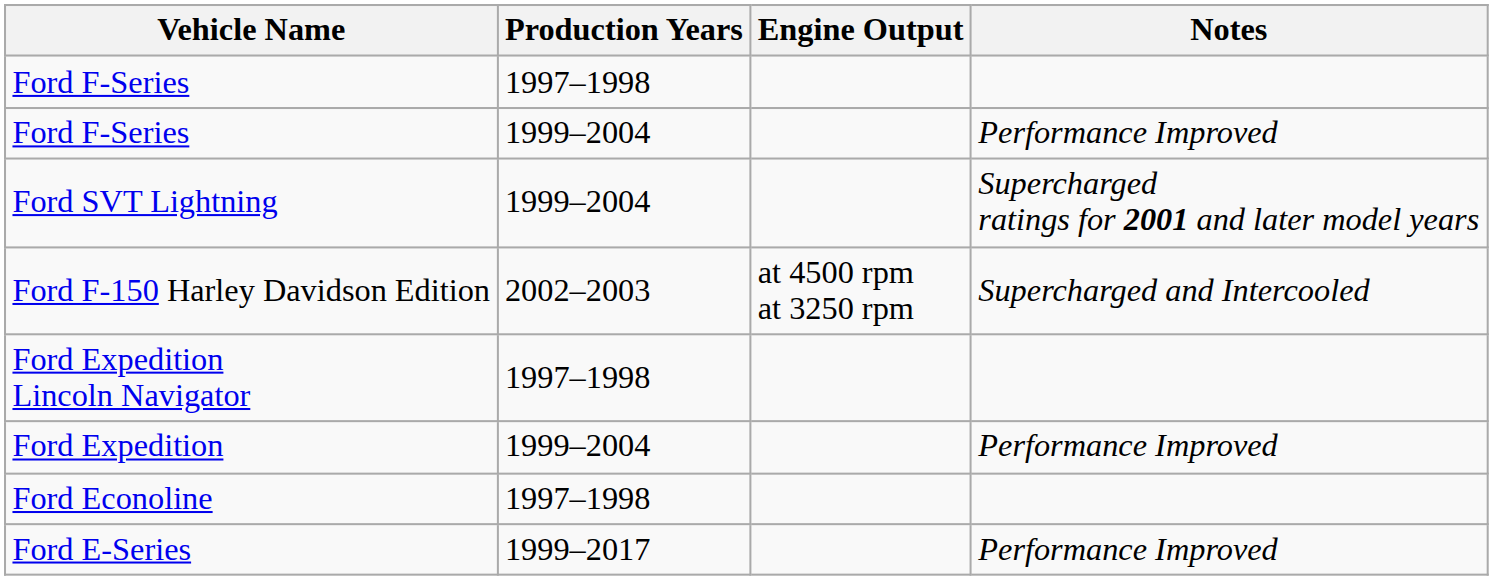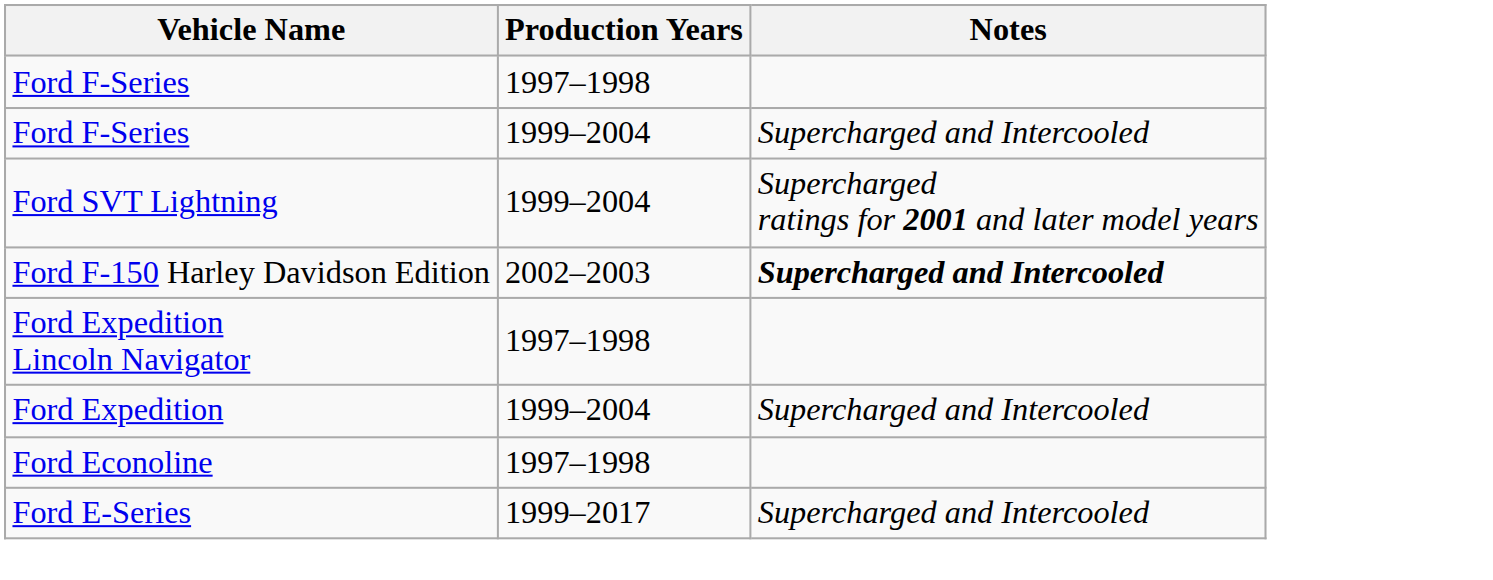- column: (861, 30)
(1128, 132) Performance Improved -> (953, 132) Supercharged and Intercooled
(1174, 289) normal -> (961, 271) bold
(1128, 446) Performance Improved -> (953, 410) Supercharged and Intercooled
(1128, 549) Performance Improved -> (953, 512) Supercharged and Intercooled
